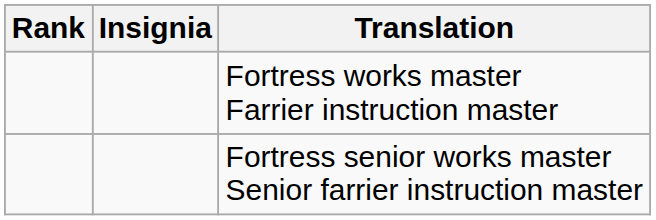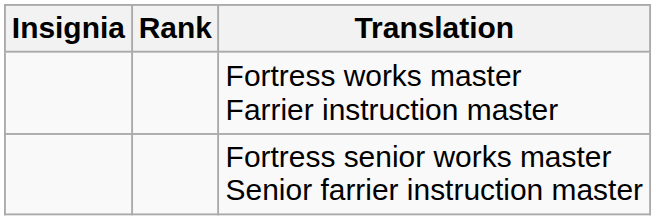columns swapped: (155, 28) <-> (48, 28)
